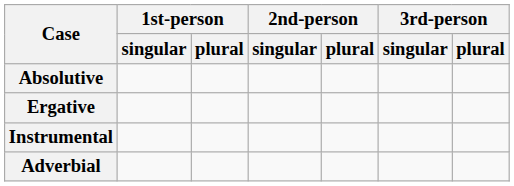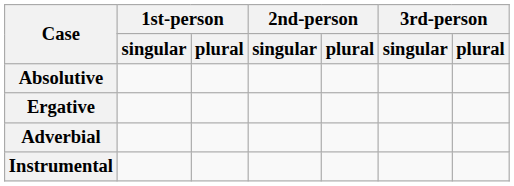rows swapped: (61, 136) <-> (61, 166)
